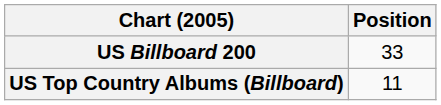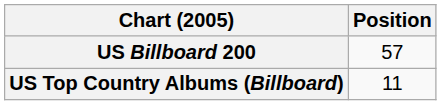(392, 52) 33 -> (392, 52) 57
